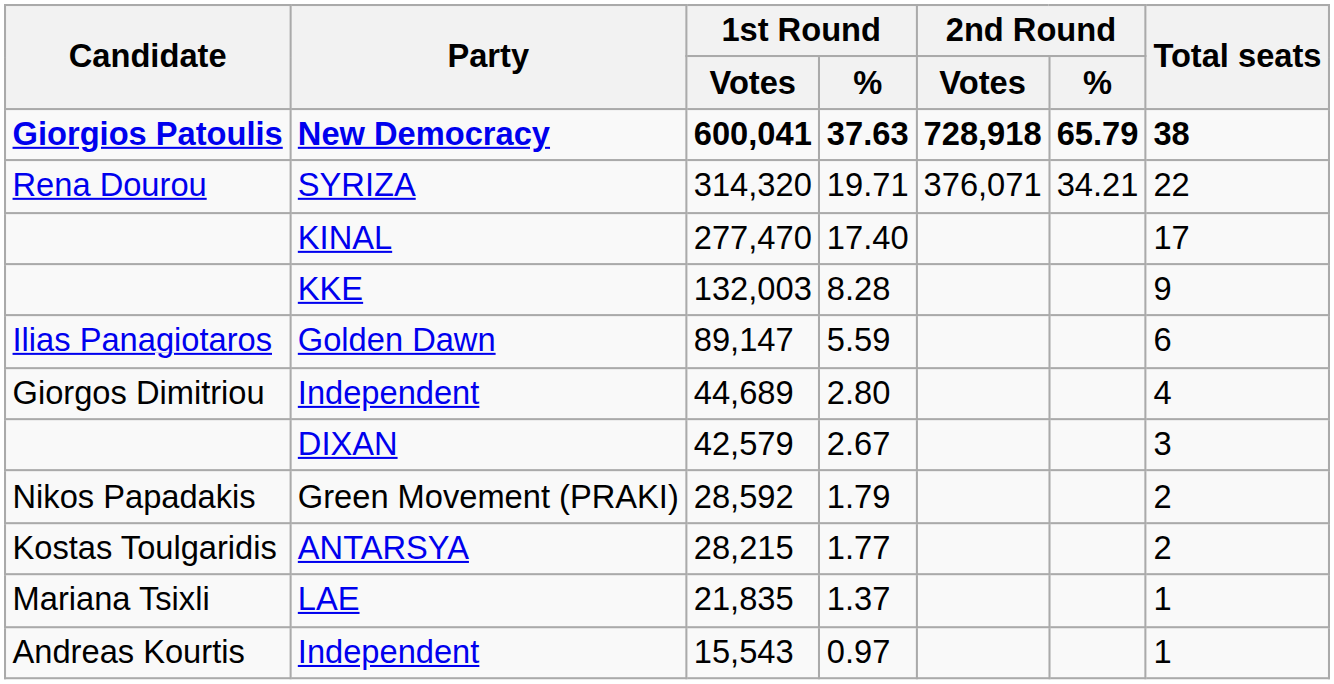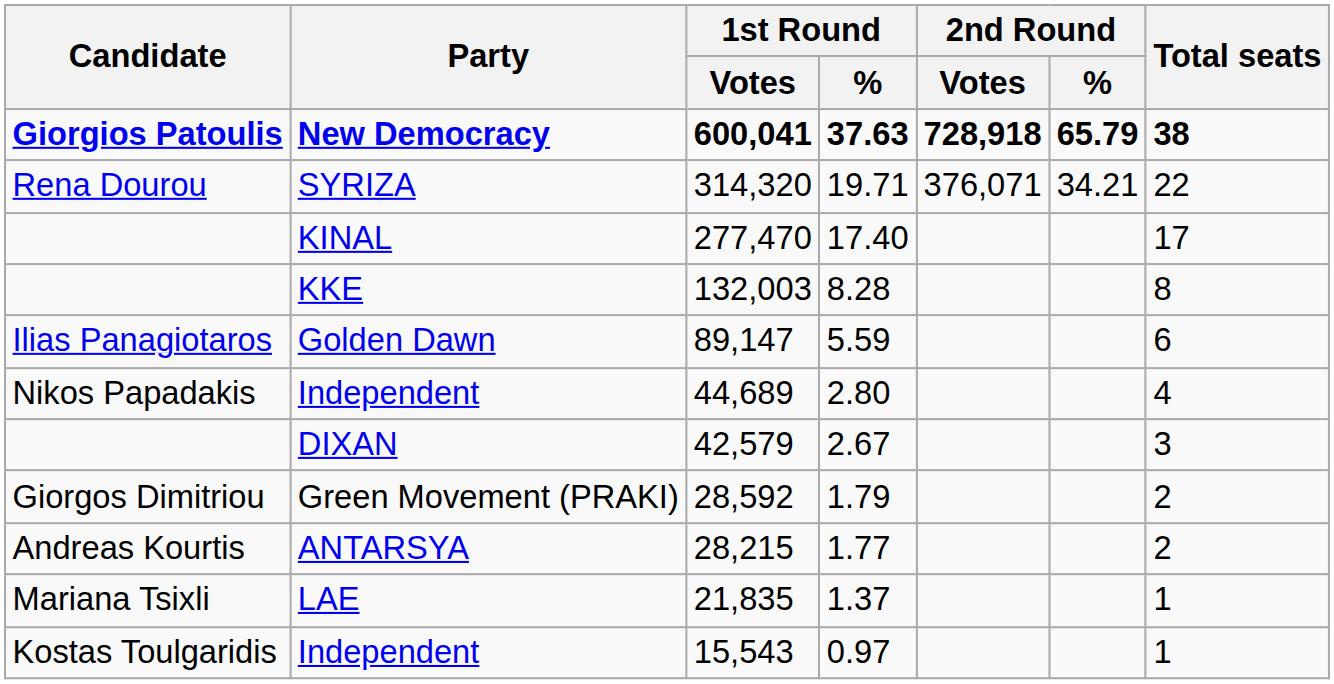(1162, 289) 9 -> (1162, 289) 8
(139, 392) Giorgos Dimitriou -> (134, 392) Nikos Papadakis
(134, 496) Nikos Papadakis -> (139, 496) Giorgos Dimitriou
(145, 548) Kostas Toulgaridis -> (129, 548) Andreas Kourtis
(129, 651) Andreas Kourtis -> (145, 651) Kostas Toulgaridis
